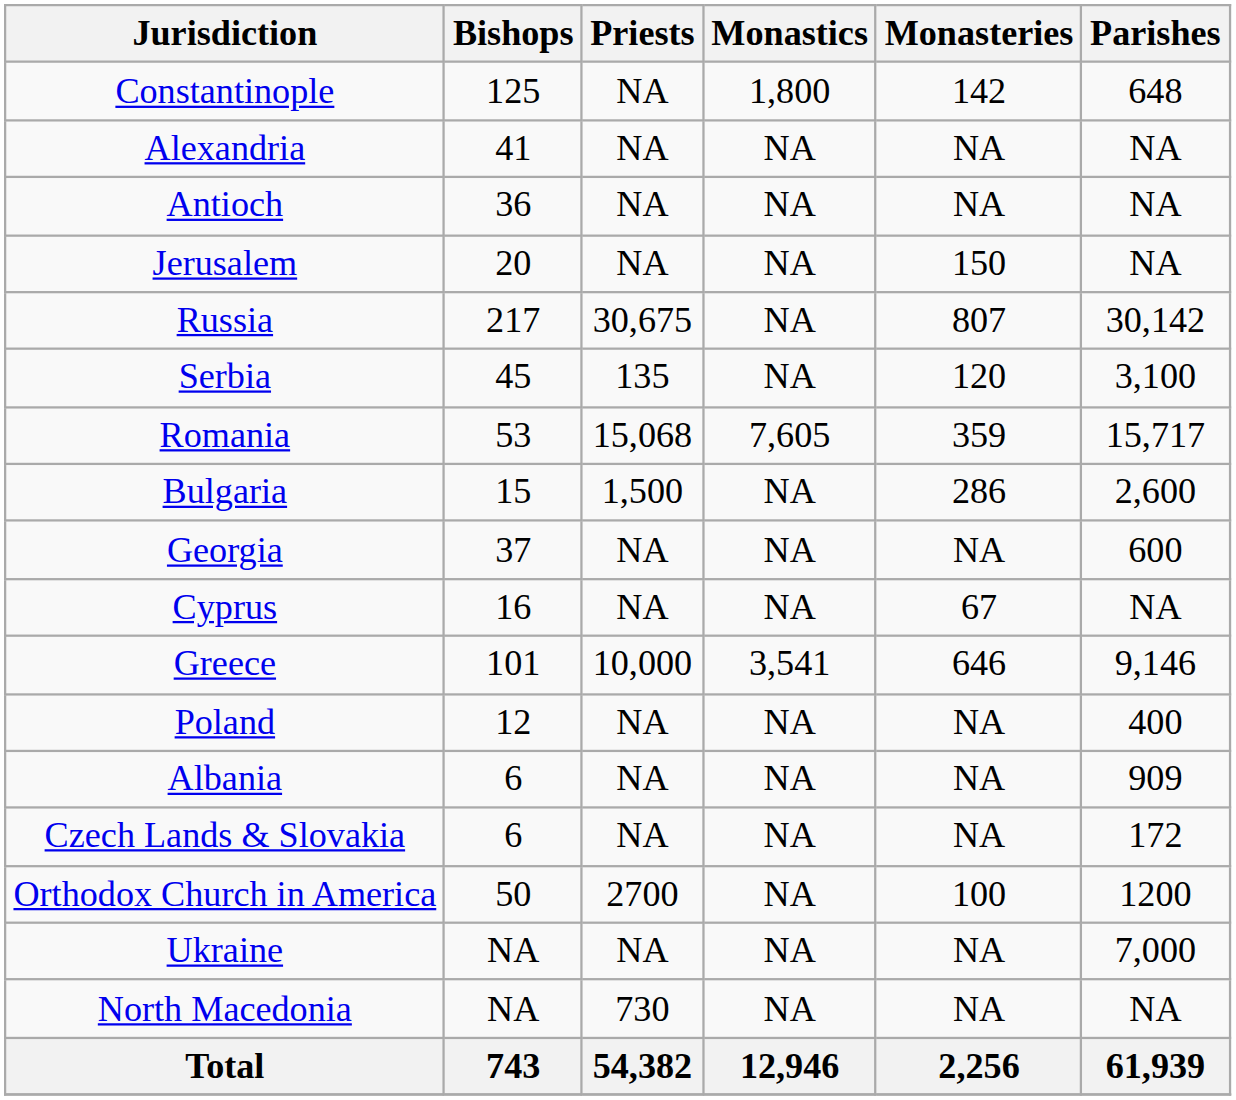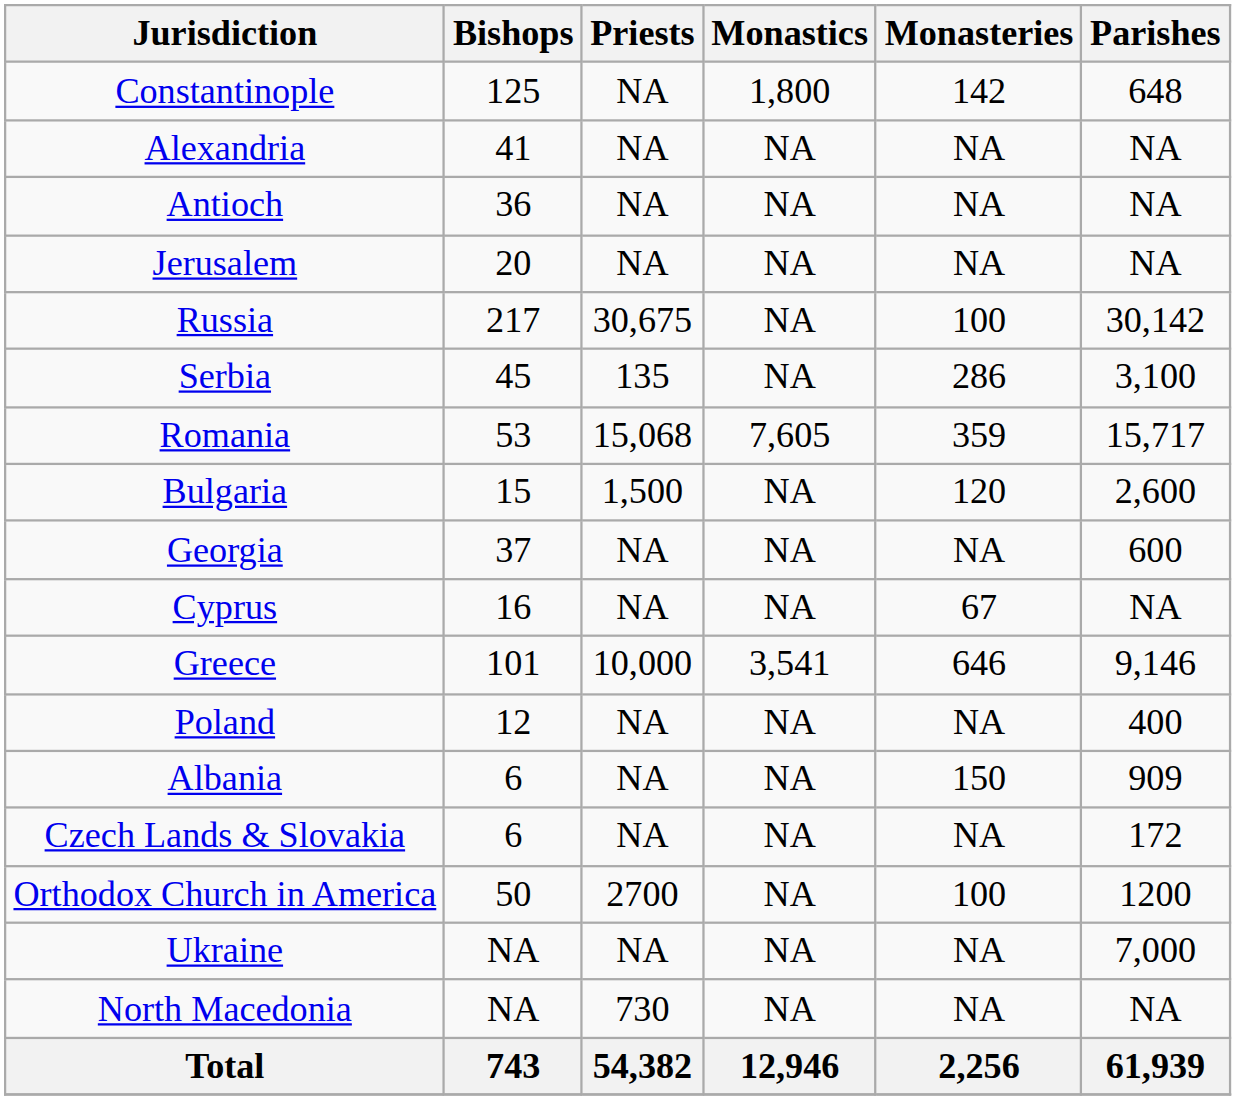(979, 262) 150 -> (979, 262) NA
(979, 319) 807 -> (979, 319) 100
(979, 377) 120 -> (979, 377) 286
(979, 491) 286 -> (979, 491) 120
(979, 778) NA -> (979, 778) 150
